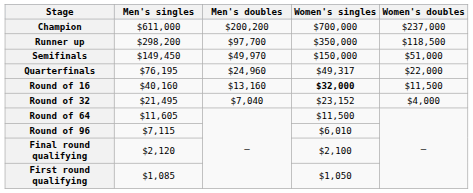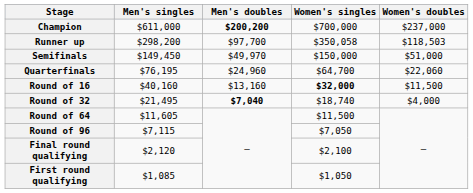(247, 27) normal -> (247, 27) bold
(335, 41) $350,000 -> (335, 41) $350,058
(424, 41) $118,500 -> (424, 41) $118,503
(335, 71) $49,317 -> (335, 71) $64,700
(424, 71) $22,000 -> (424, 71) $22,060
(247, 101) normal -> (247, 101) bold
(335, 101) $23,152 -> (335, 101) $18,740
(335, 130) $6,010 -> (335, 130) $7,050
